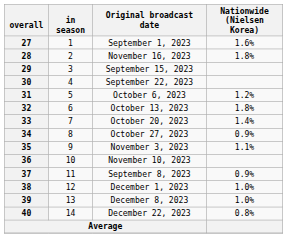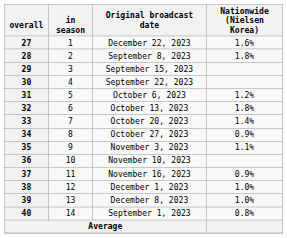(149, 43) September 1, 2023 -> (149, 43) December 22, 2023
(149, 56) November 16, 2023 -> (149, 56) September 8, 2023
(149, 174) September 8, 2023 -> (149, 174) November 16, 2023
(149, 213) December 22, 2023 -> (149, 213) September 1, 2023
